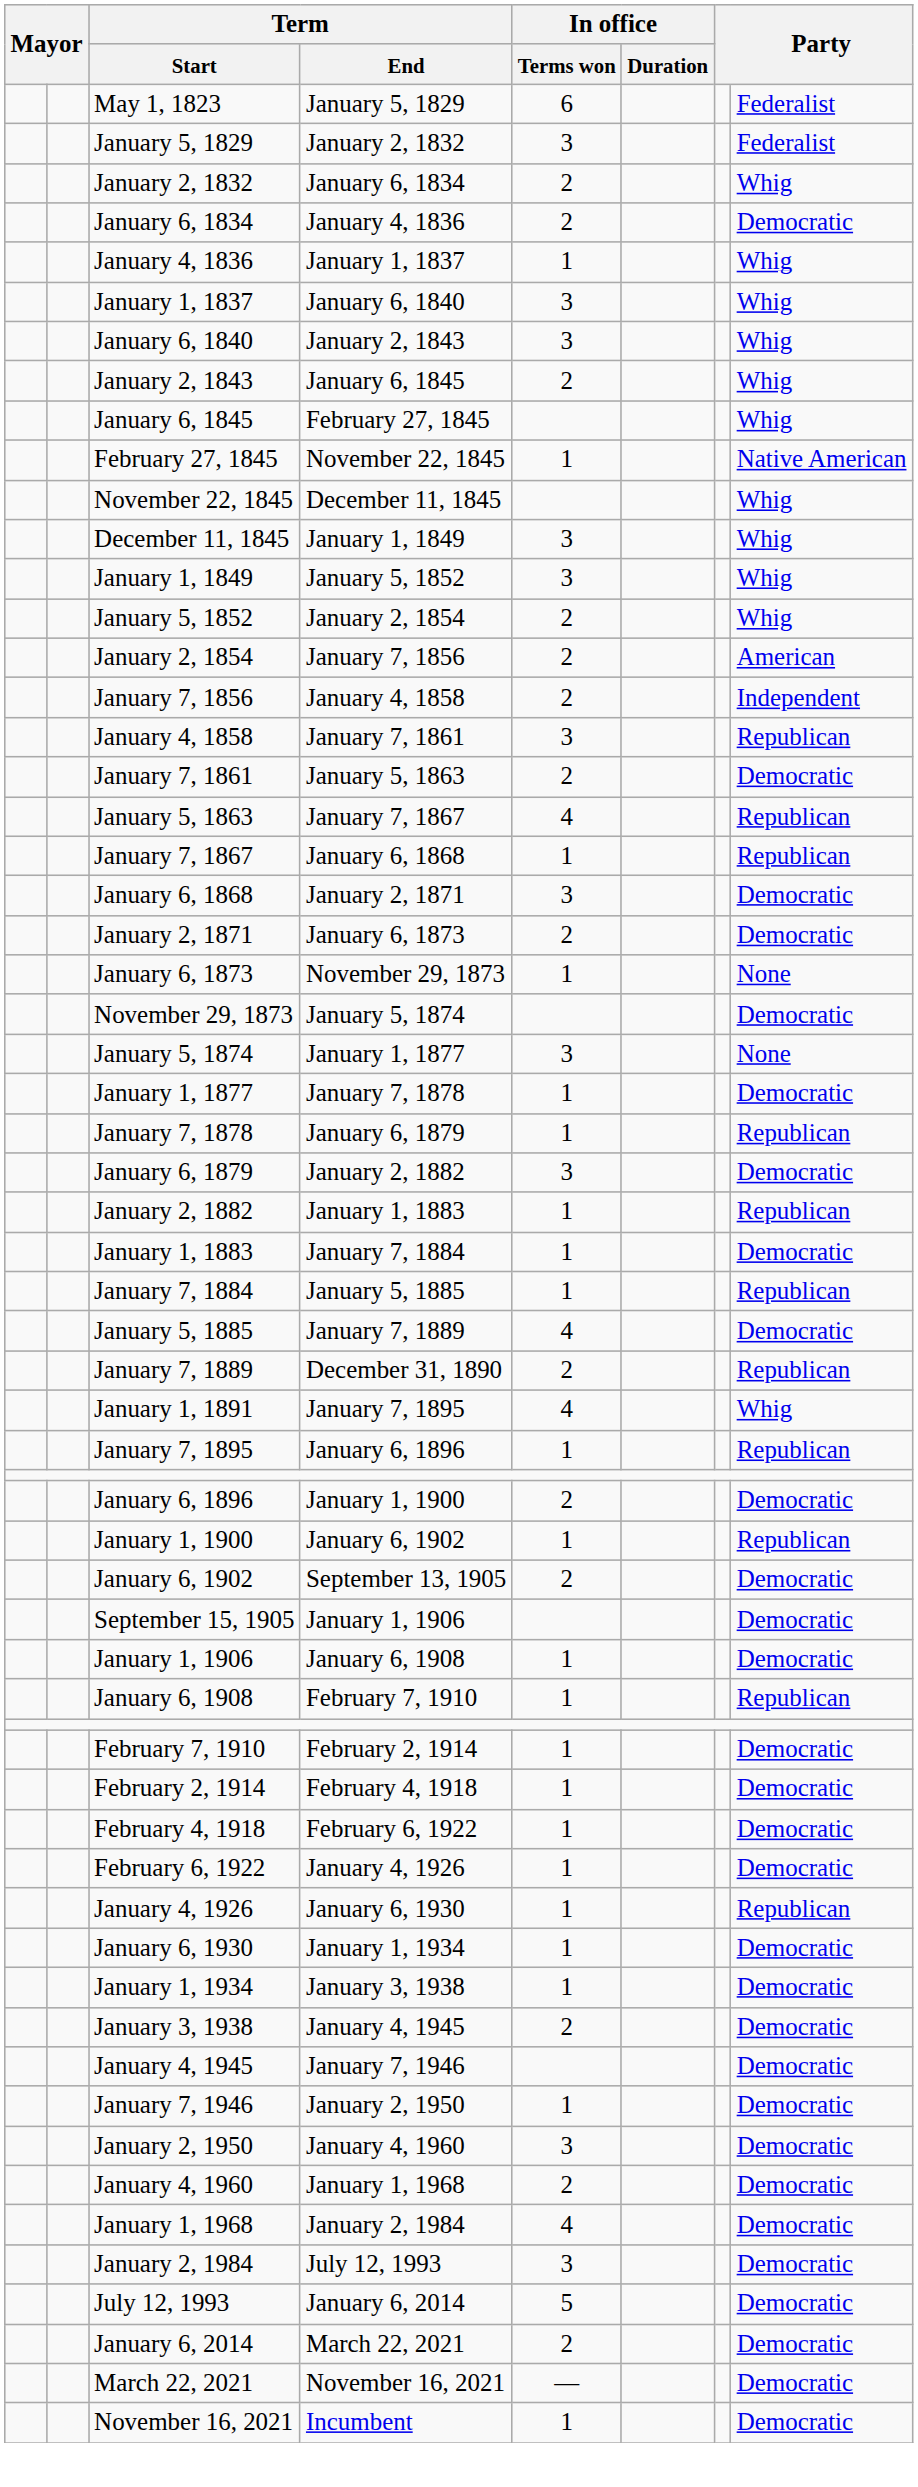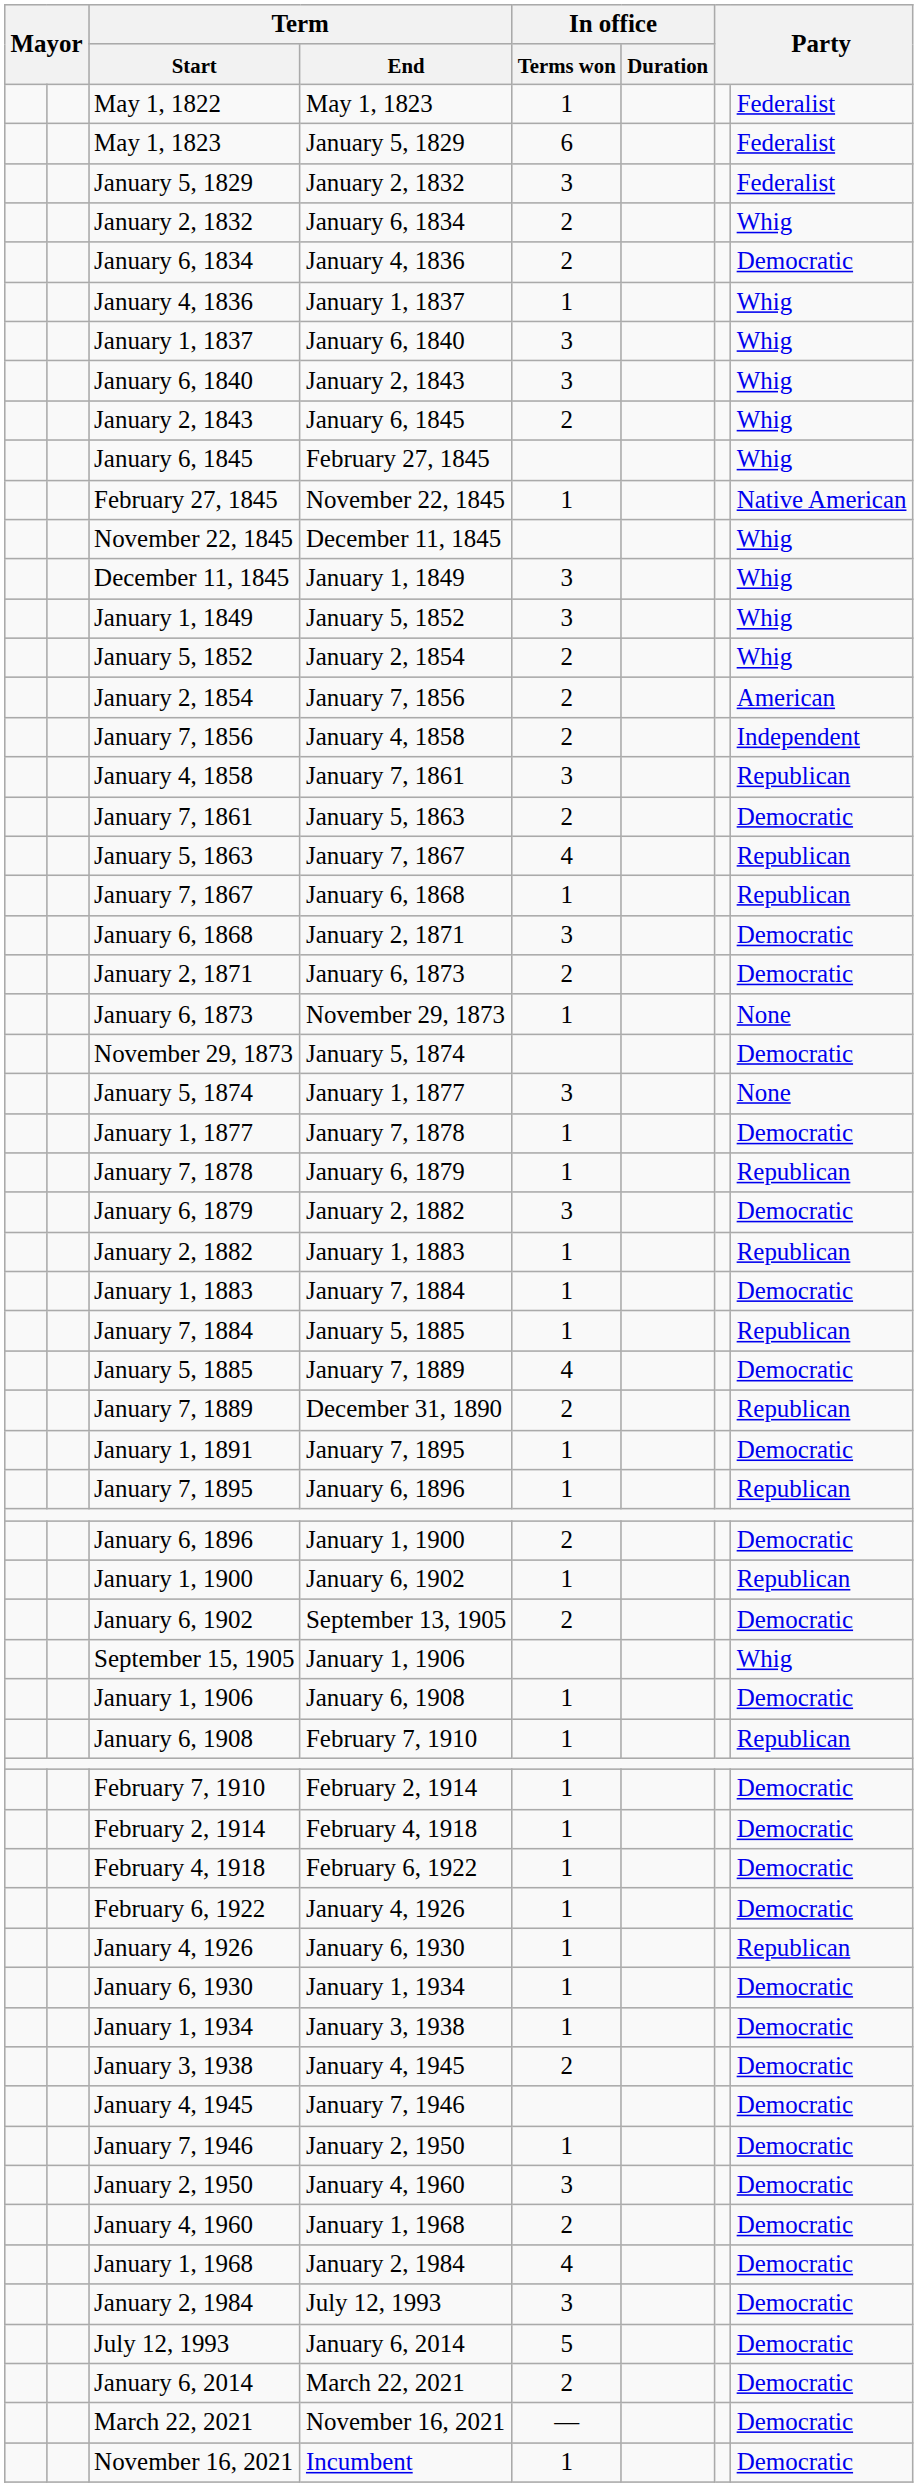+ row: (158, 103)
(567, 1409) 4 -> (567, 1449) 1
(764, 1409) Whig -> (795, 1449) Democratic
(795, 1619) Democratic -> (764, 1658) Whig
